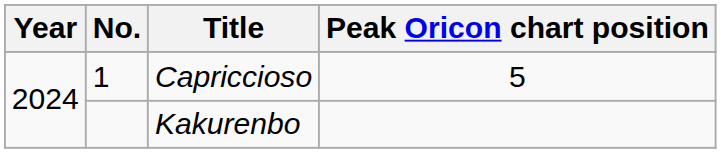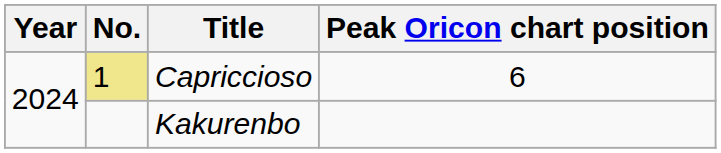(101, 76) no background -> (101, 76) khaki background
(517, 76) 5 -> (517, 76) 6
